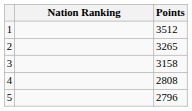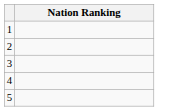- column: (170, 13)
